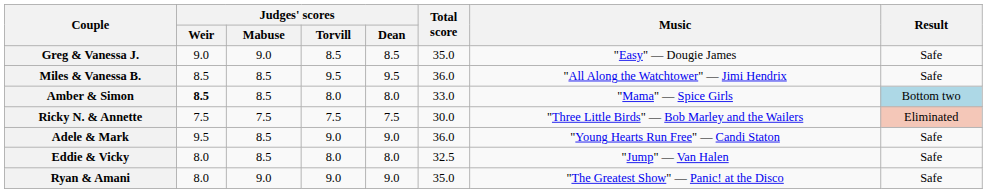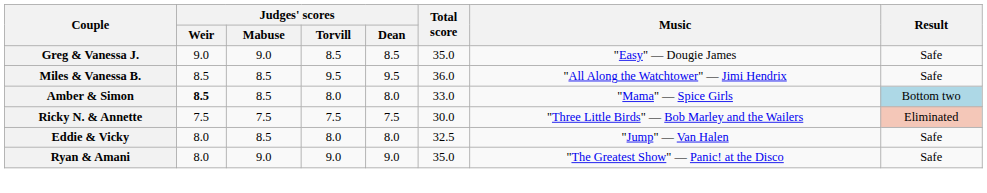- row: (90, 137)
